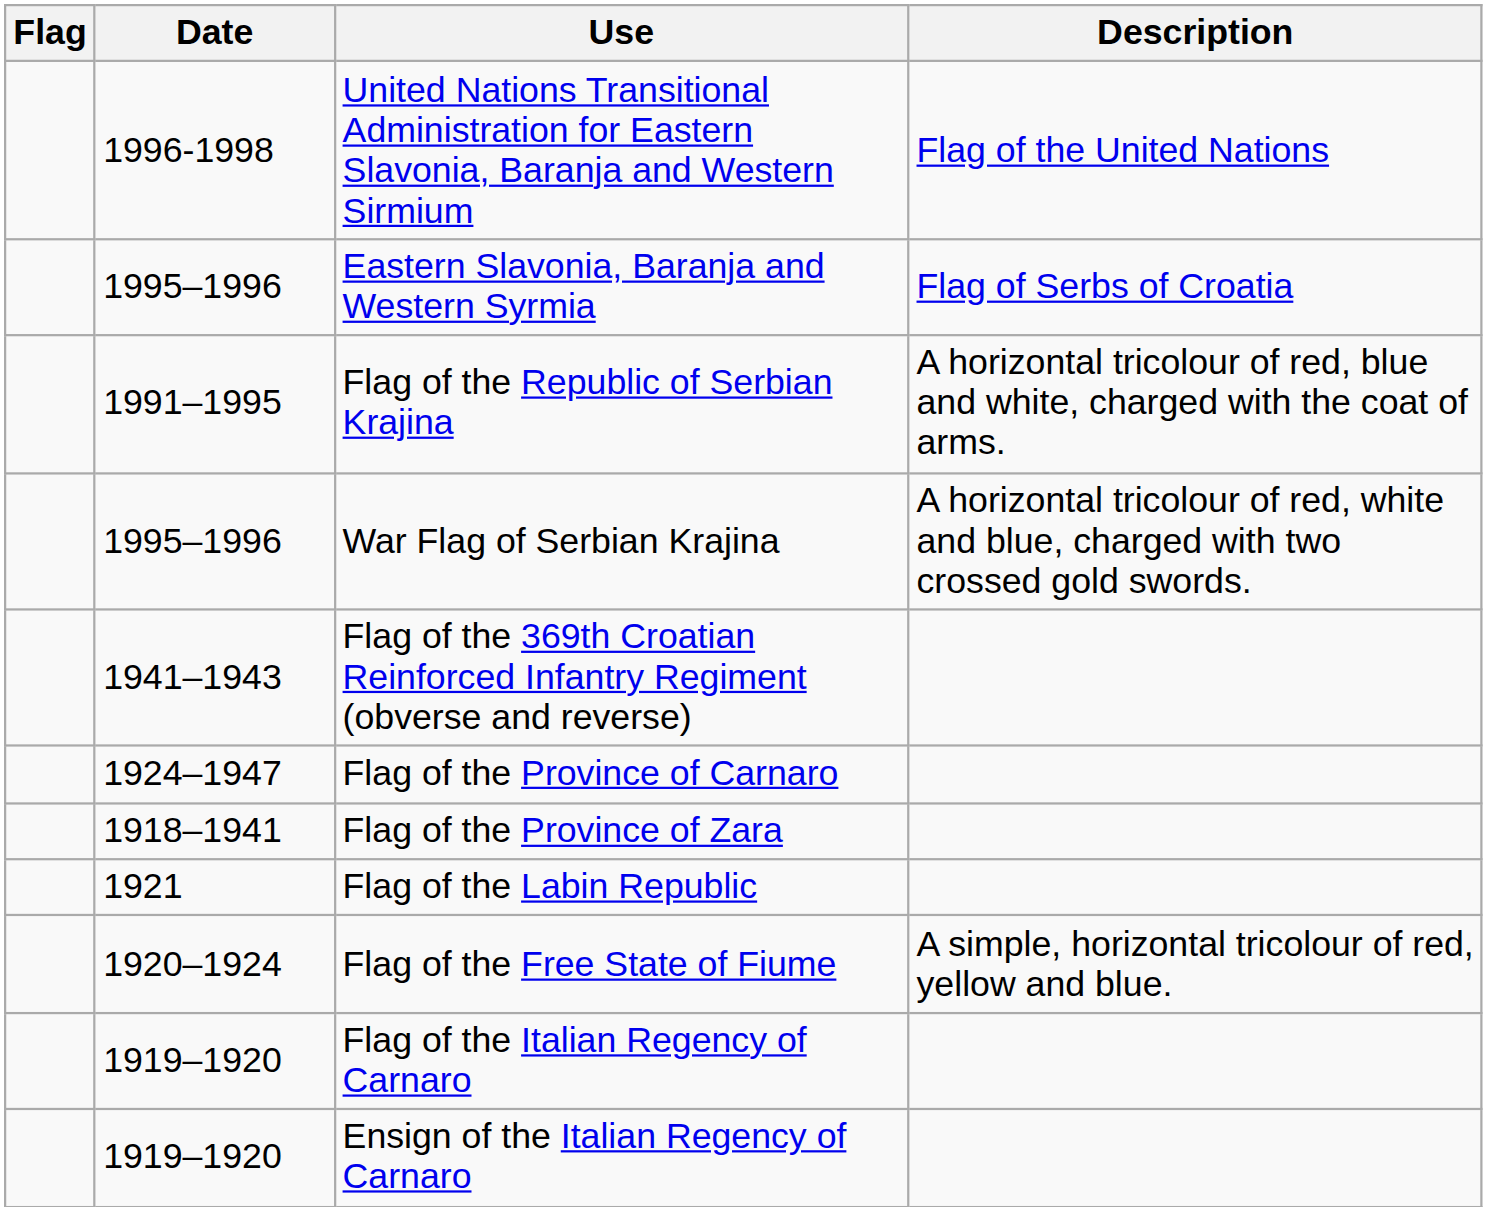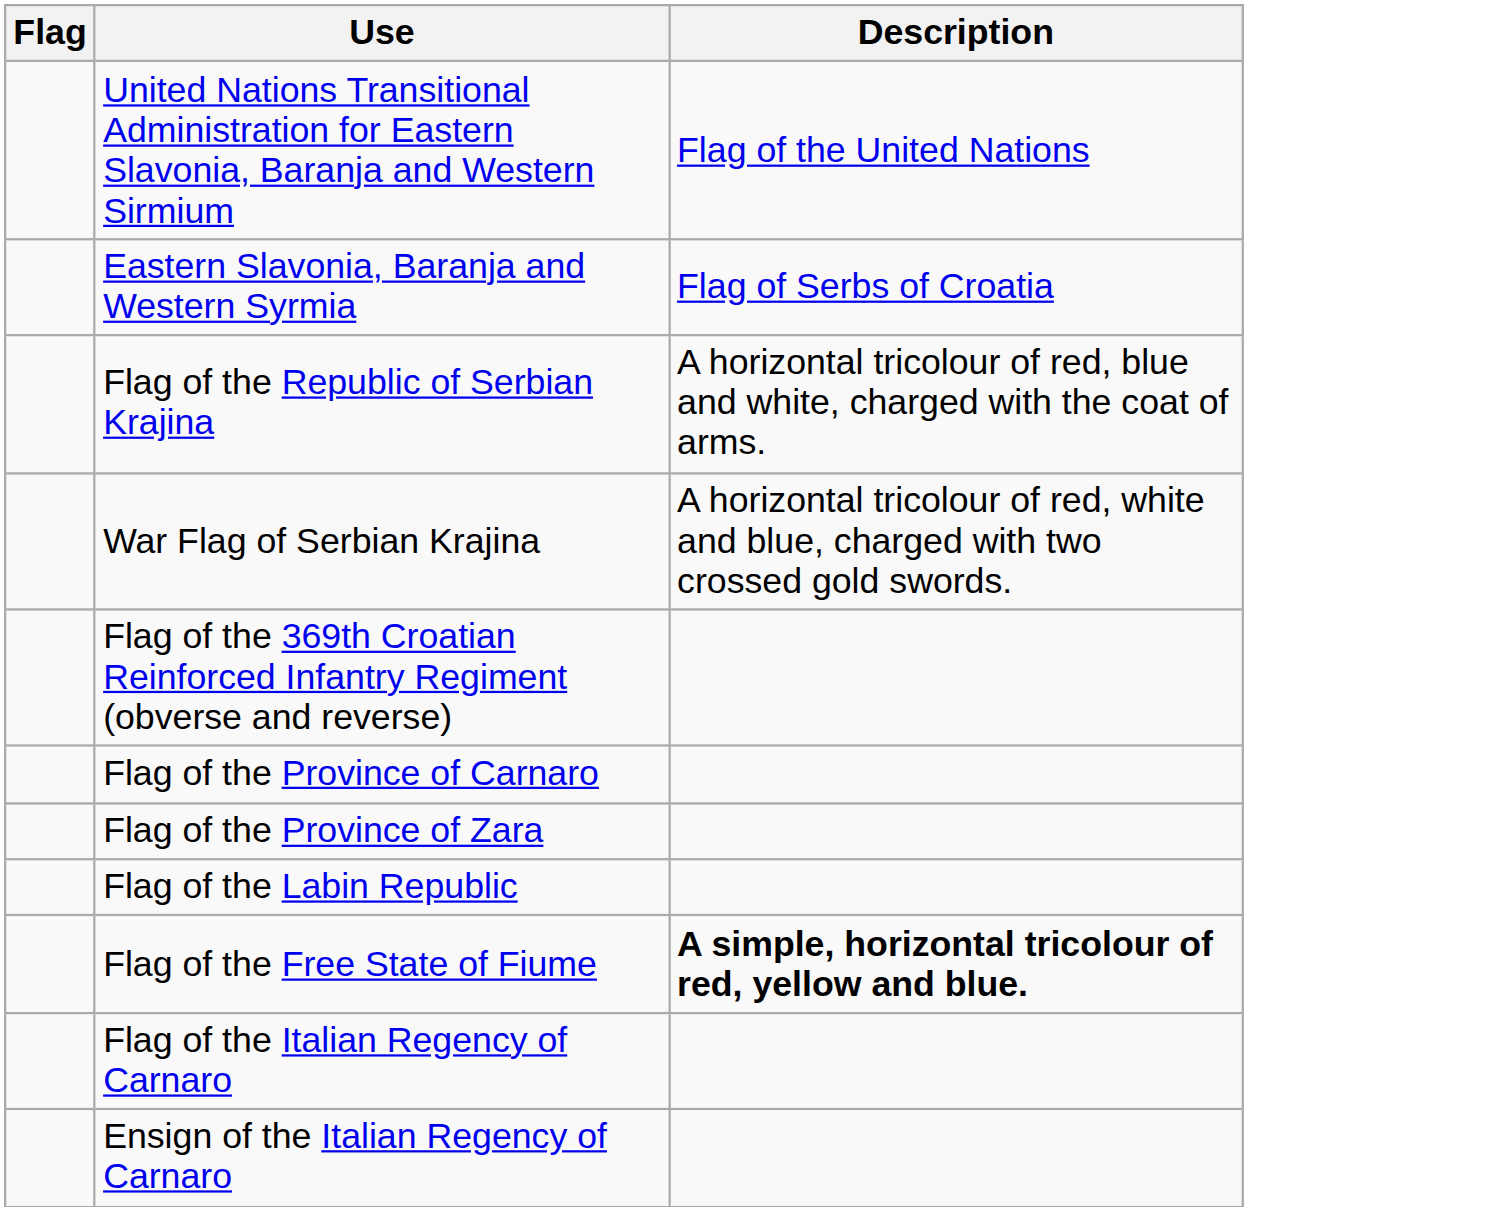- column: (215, 32)
(1195, 963) normal -> (945, 963) bold
